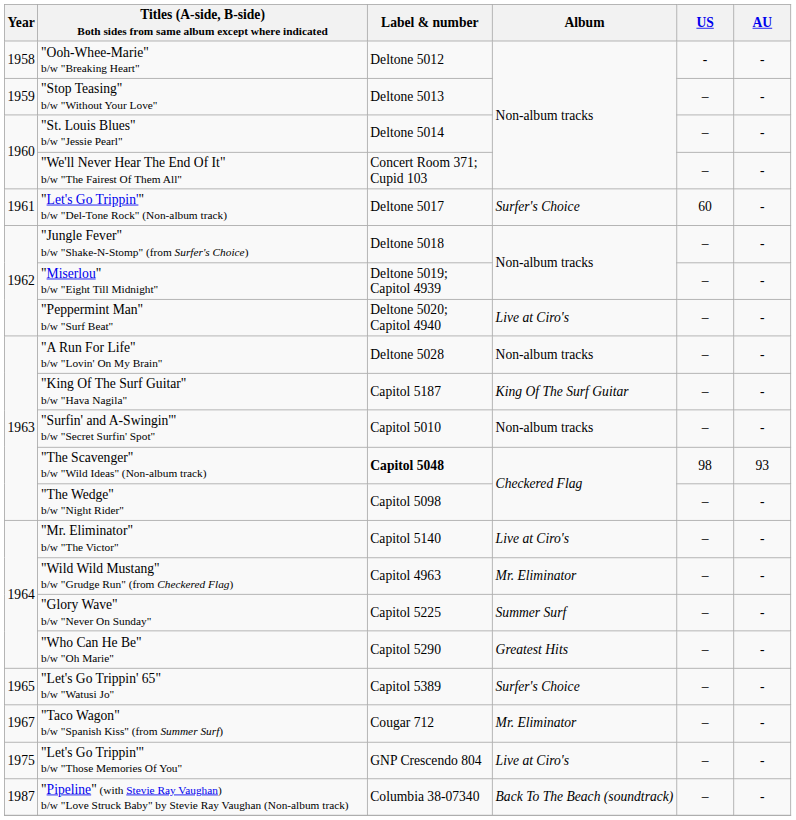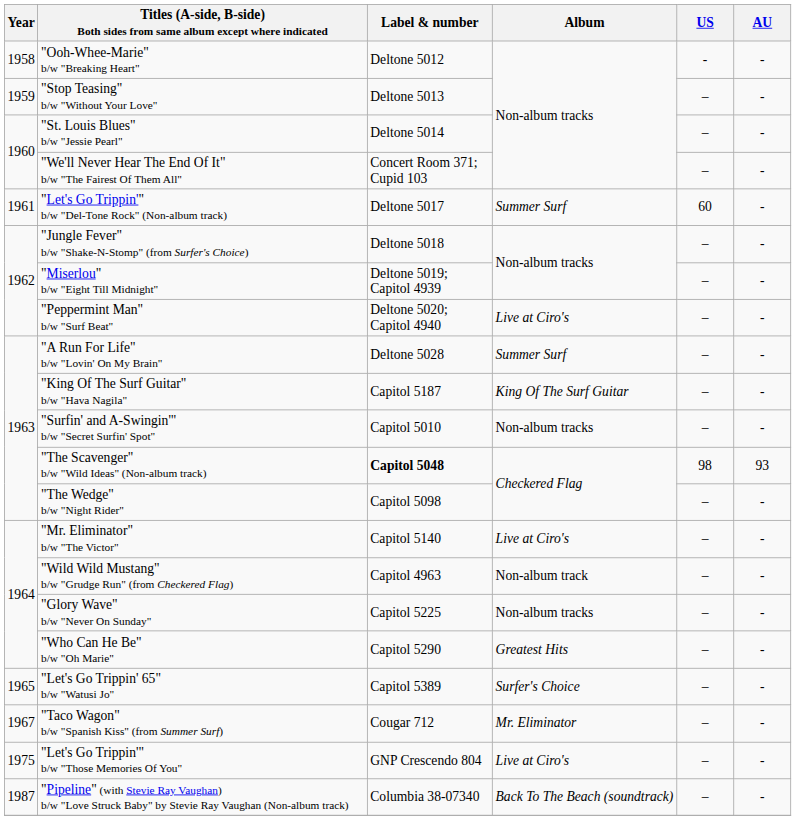(538, 207) Surfer's Choice -> (531, 207) Summer Surf
(544, 354) Non-album tracks -> (531, 354) Summer Surf
(536, 575) Mr. Eliminator -> (542, 575) Non-album track
(531, 612) Summer Surf -> (544, 612) Non-album tracks
